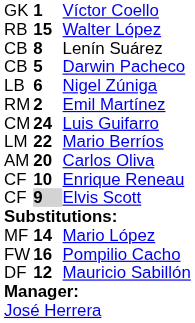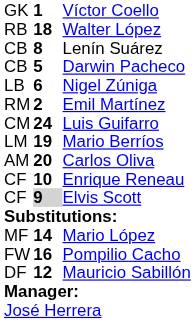(43, 29) 15 -> (43, 29) 18
(43, 141) 22 -> (43, 141) 19
